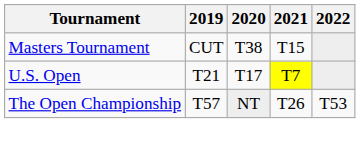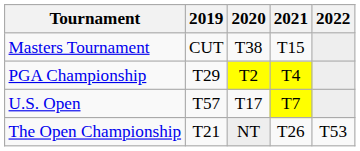+ row: (77, 75)
(206, 75) T21 -> (206, 103) T57
(206, 103) T57 -> (206, 132) T21
